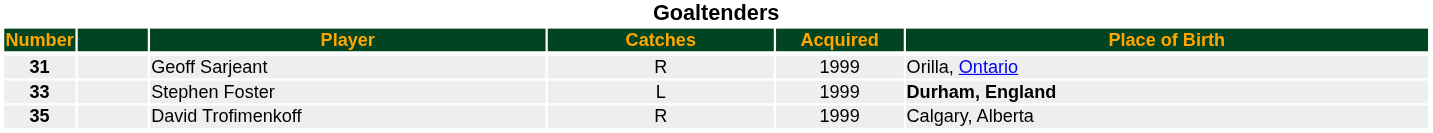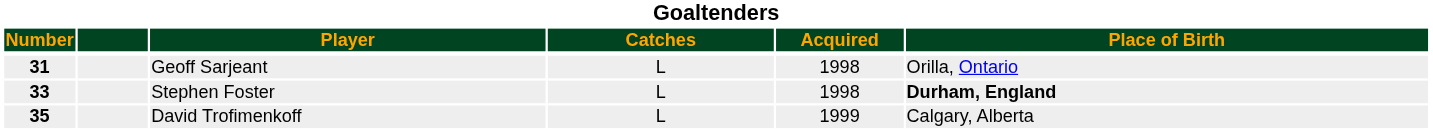(661, 66) R -> (661, 66) L
(840, 66) 1999 -> (840, 66) 1998
(840, 91) 1999 -> (840, 91) 1998
(661, 116) R -> (661, 116) L
